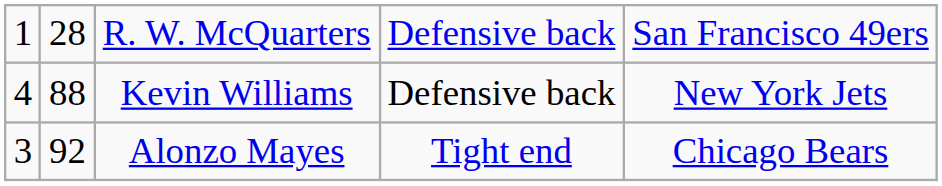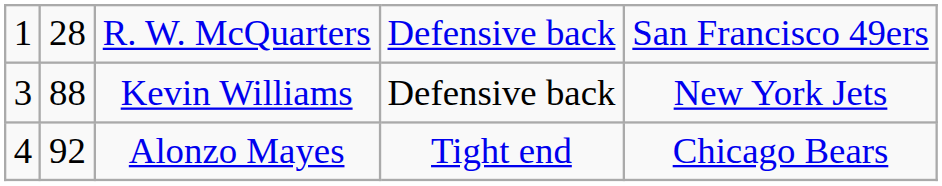(23, 92) 4 -> (23, 92) 3
(23, 150) 3 -> (23, 150) 4
